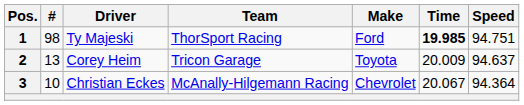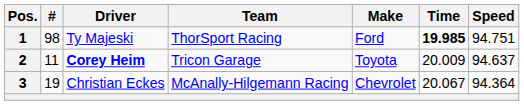(52, 61) 13 -> (51, 61) 11
(104, 61) normal -> (106, 61) bold
(52, 83) 10 -> (52, 83) 19
